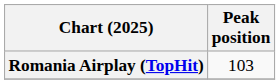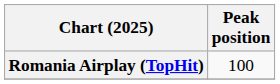(241, 65) 103 -> (241, 65) 100
